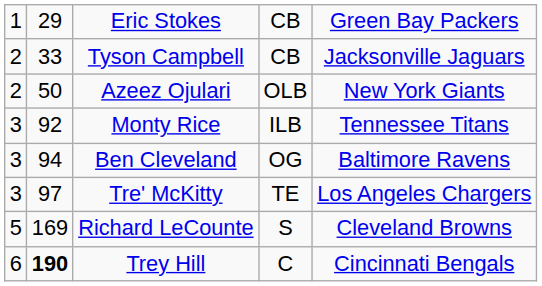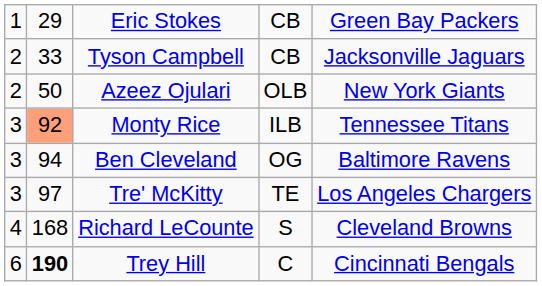(50, 125) no background -> (50, 125) lightsalmon background
(16, 228) 5 -> (16, 228) 4
(50, 228) 169 -> (50, 228) 168
